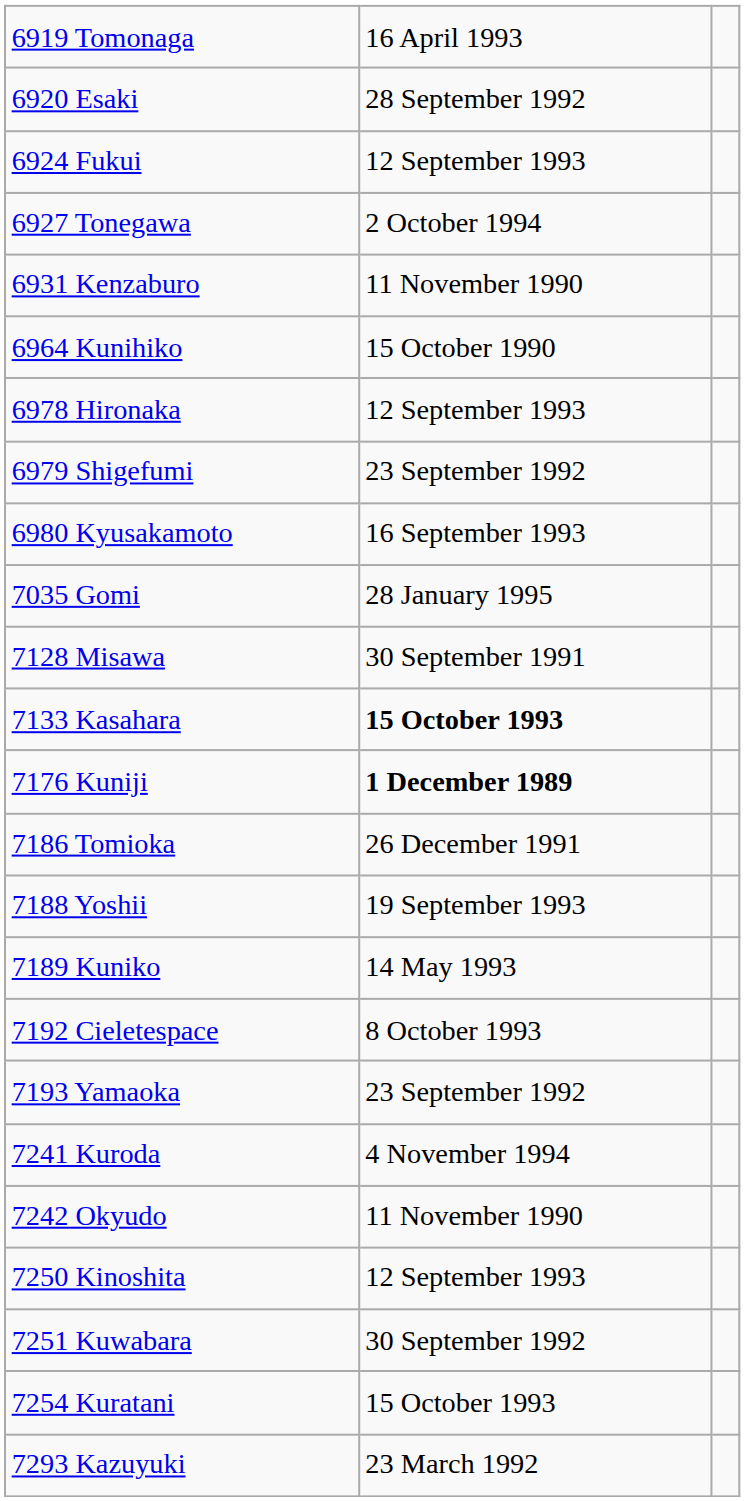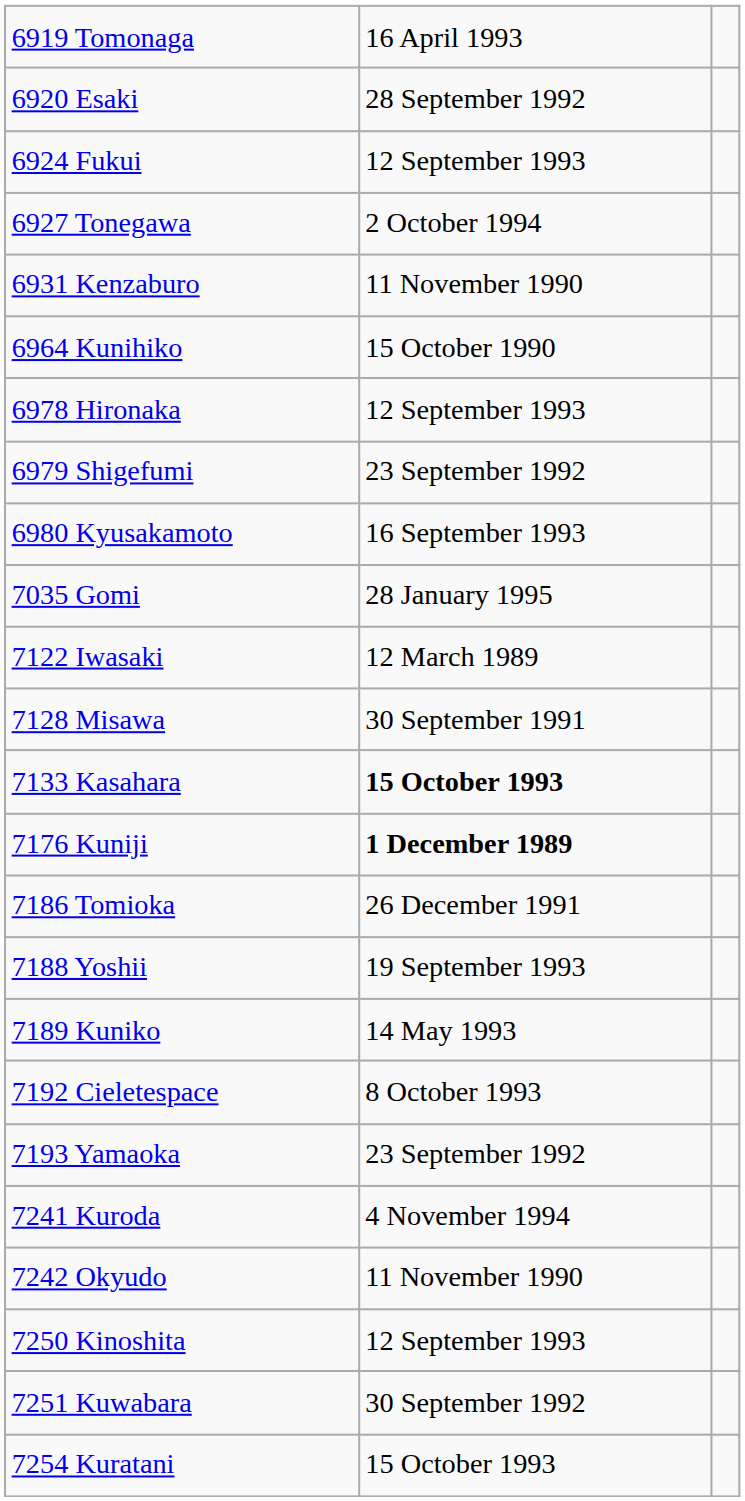+ row: (88, 656)
- row: (99, 1463)
